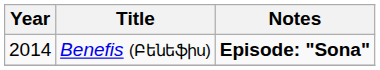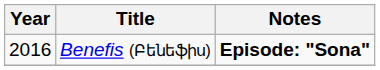(30, 49) 2014 -> (30, 49) 2016
